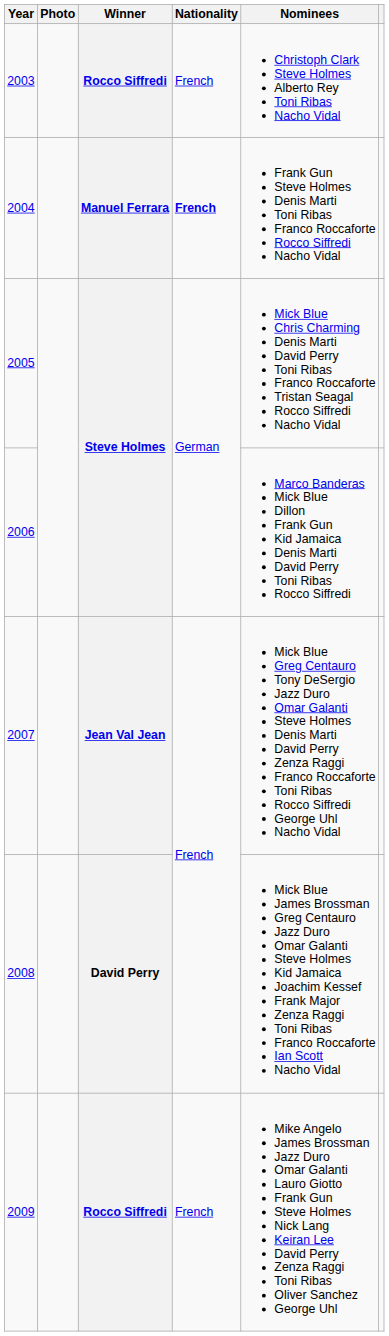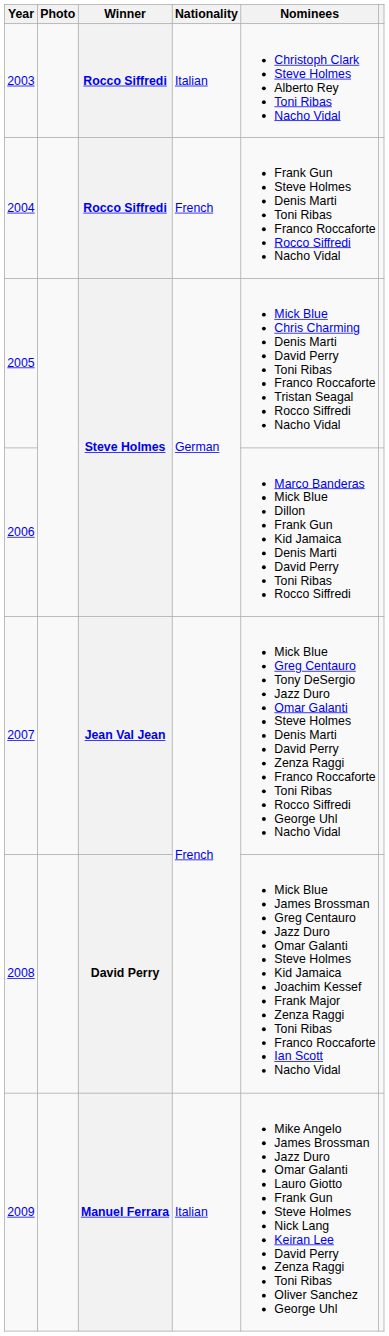(194, 80) French -> (191, 80) Italian
(125, 208) Manuel Ferrara -> (125, 208) Rocco Siffredi
(195, 208) bold -> (194, 208) normal
(125, 1212) Rocco Siffredi -> (125, 1212) Manuel Ferrara
(194, 1212) French -> (191, 1212) Italian
